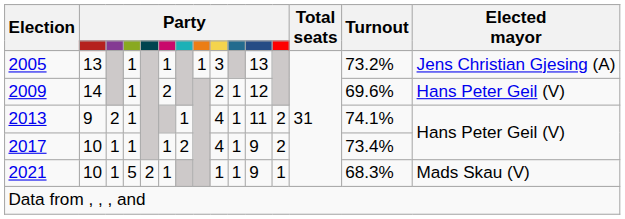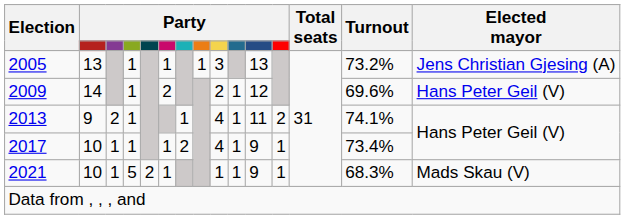(281, 145) 2 -> (281, 145) 1
